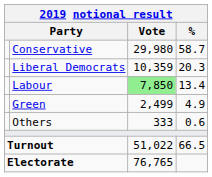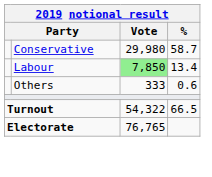- row: (69, 67)
- row: (29, 103)
(153, 145) 51,022 -> (145, 109) 54,322
